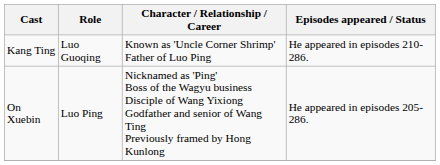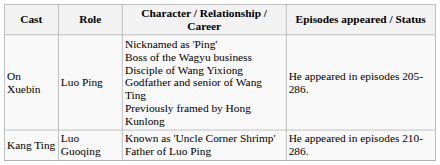rows swapped: (31, 50) <-> (24, 113)
